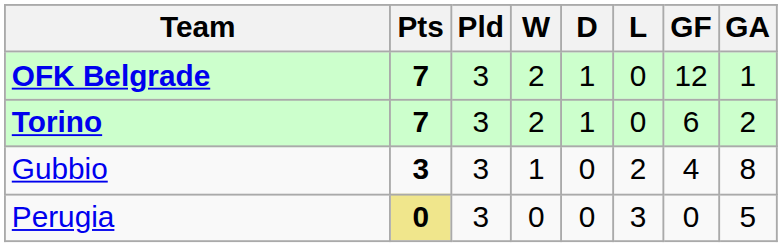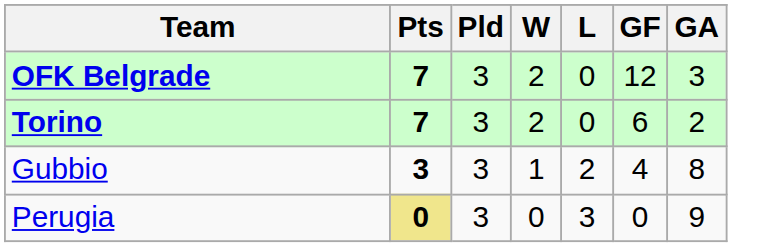- column: (587, 28)
(748, 75) 1 -> (697, 75) 3
(748, 216) 5 -> (697, 216) 9
